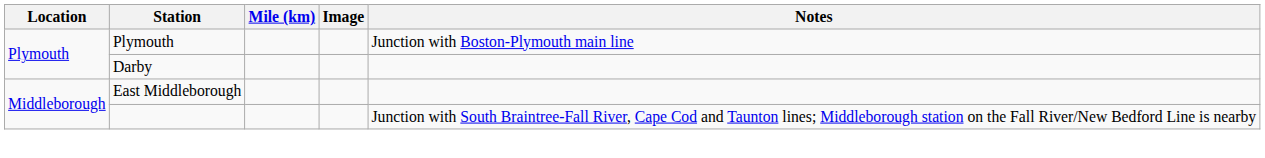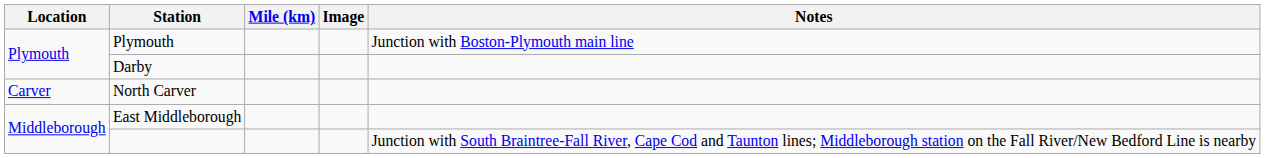+ row: (154, 91)
